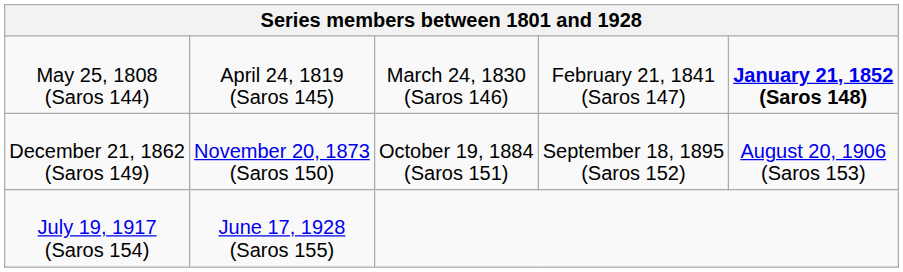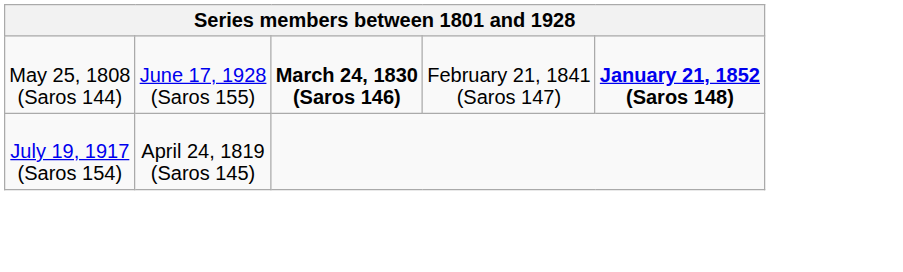(282, 85) April 24, 1819 (Saros 145) -> (203, 85) June 17, 1928 (Saros 155)
(456, 85) normal -> (347, 85) bold
- row: (97, 162)
(282, 239) June 17, 1928 (Saros 155) -> (203, 162) April 24, 1819 (Saros 145)
